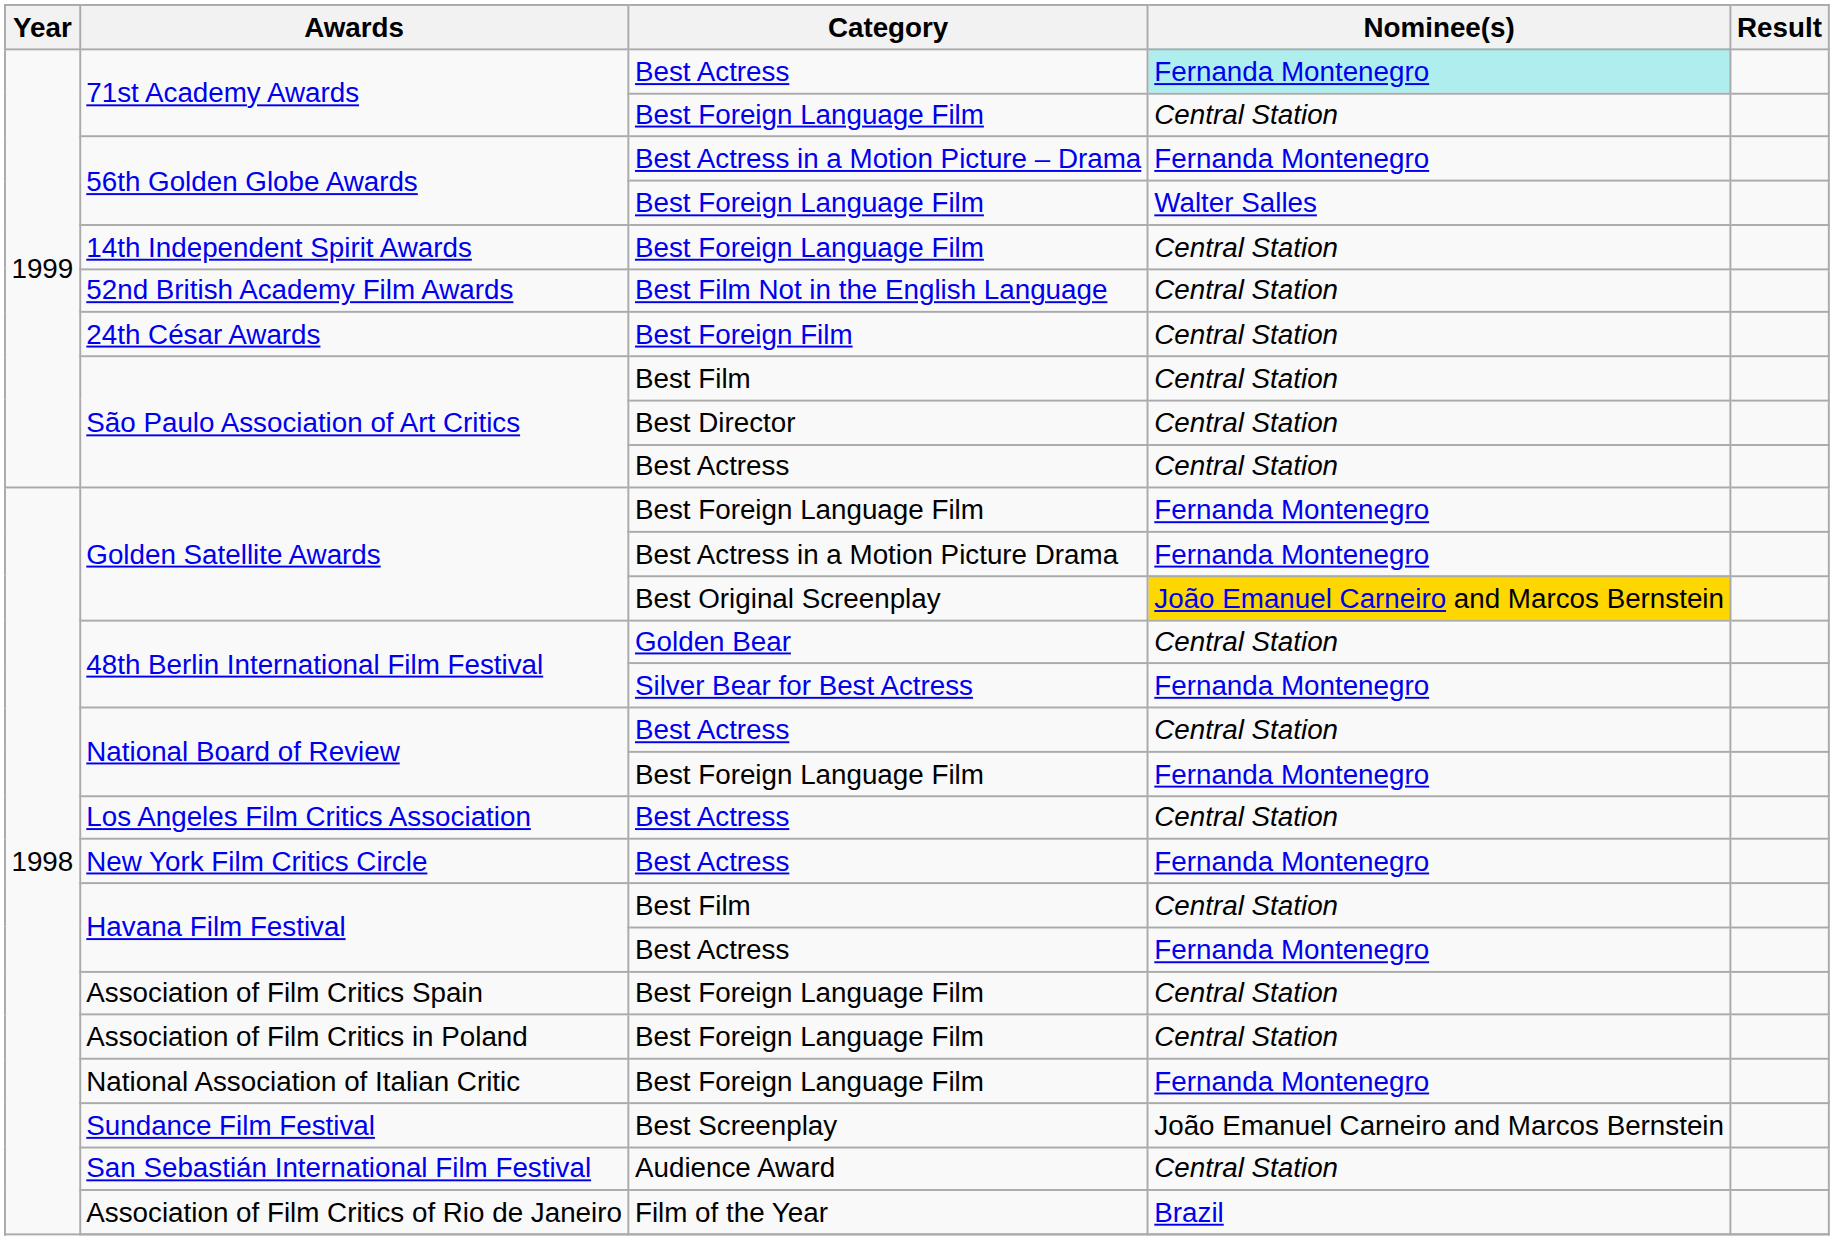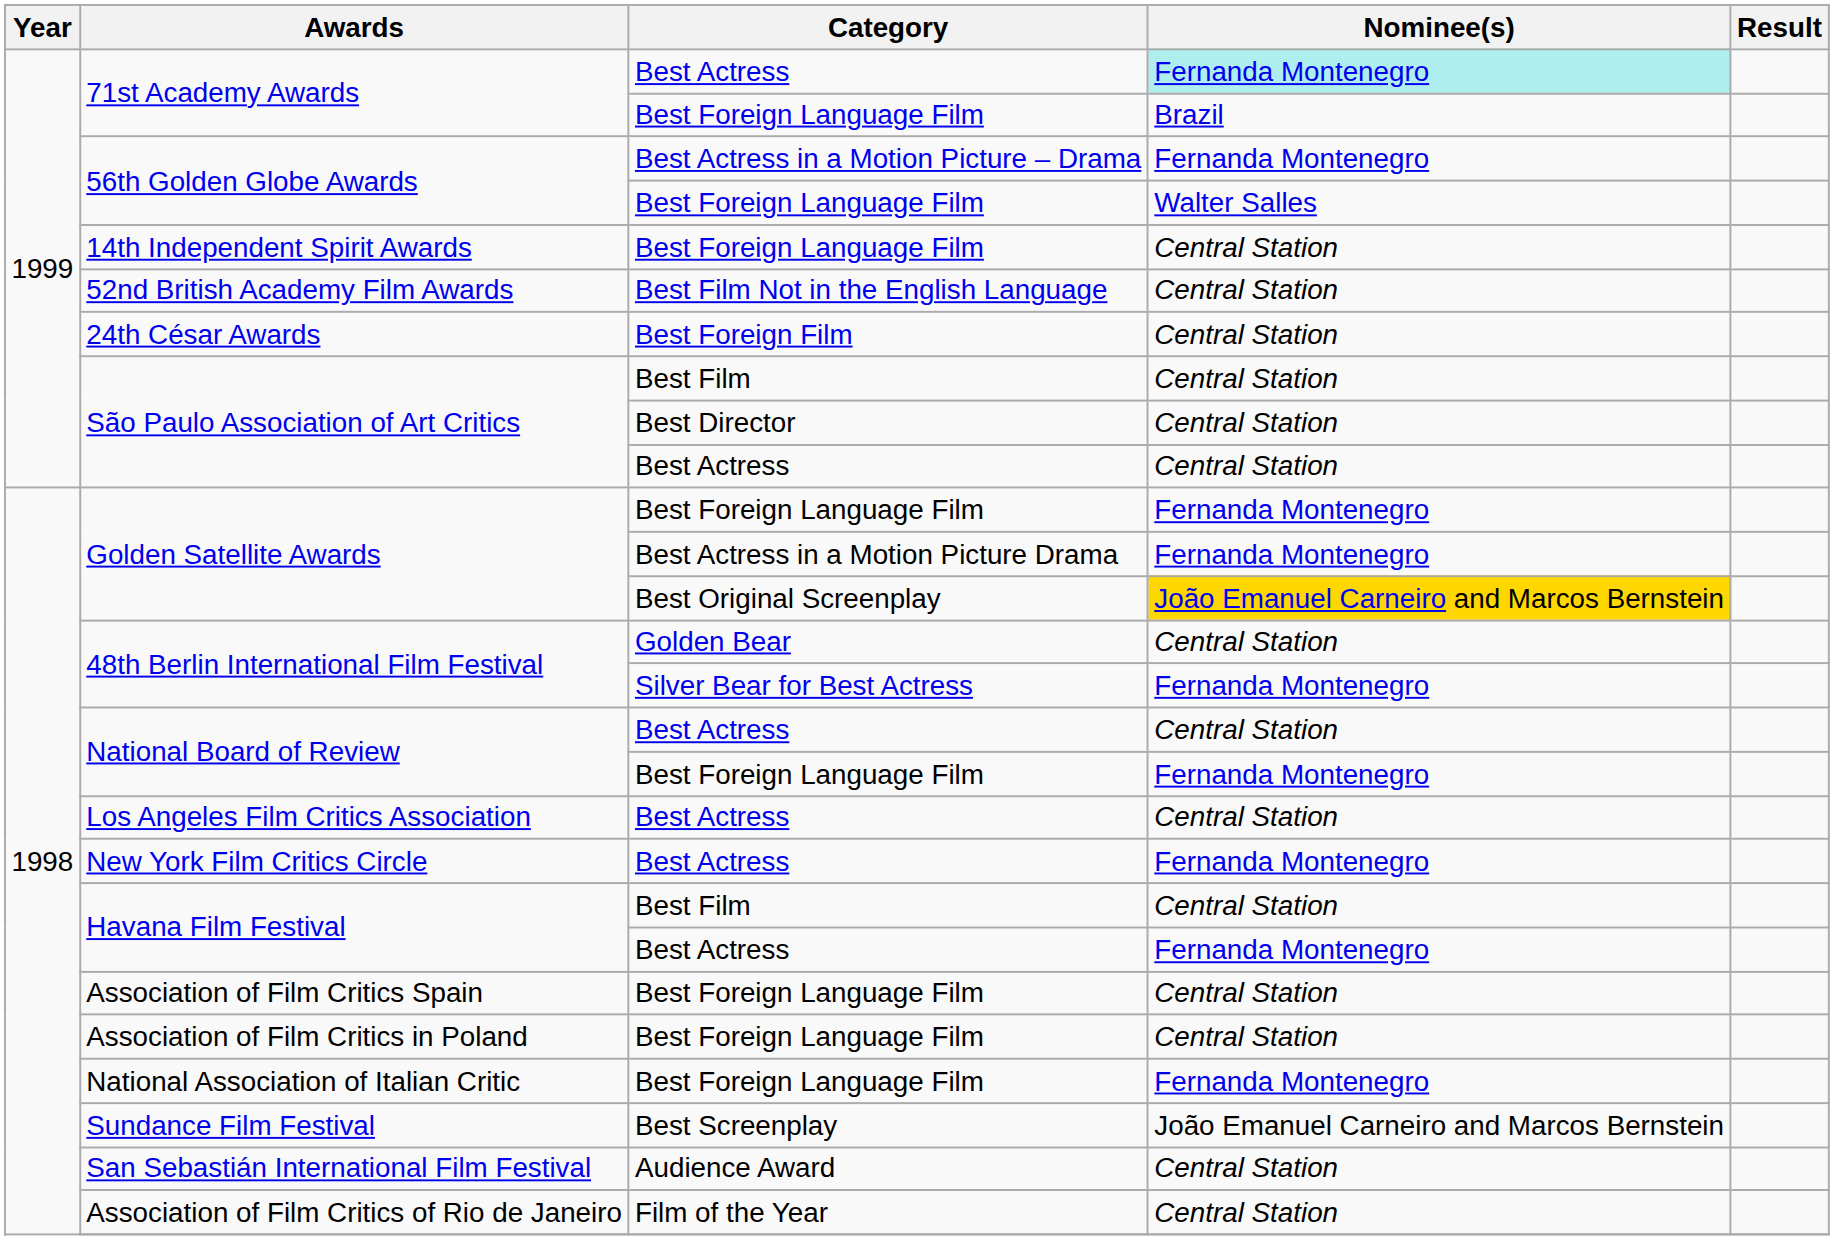(1246, 115) Central Station -> (1189, 115) Brazil
(1189, 1213) Brazil -> (1246, 1213) Central Station
